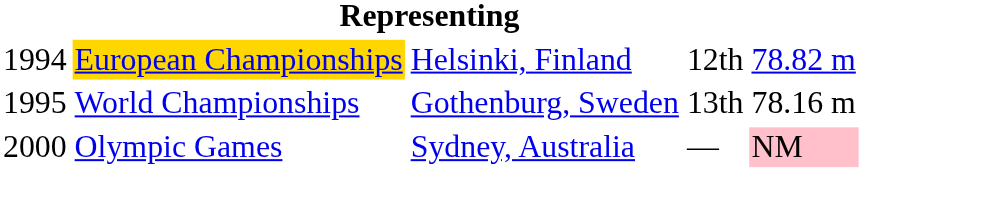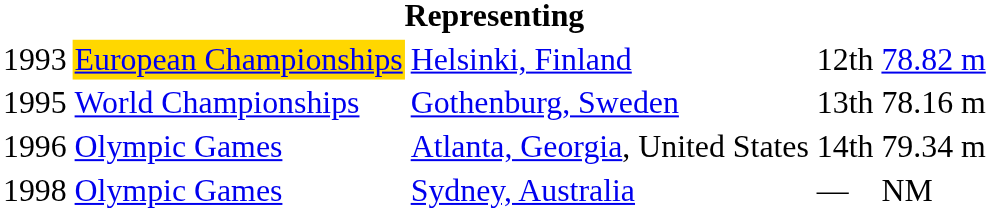(35, 59) 1994 -> (35, 59) 1993
+ row: (610, 146)
(35, 146) 2000 -> (35, 190) 1998
(777, 146) pink background -> (907, 190) no background
